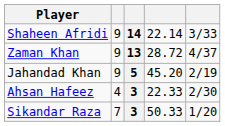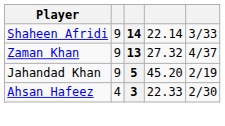(165, 53) 28.72 -> (165, 53) 27.32
- row: (54, 112)
